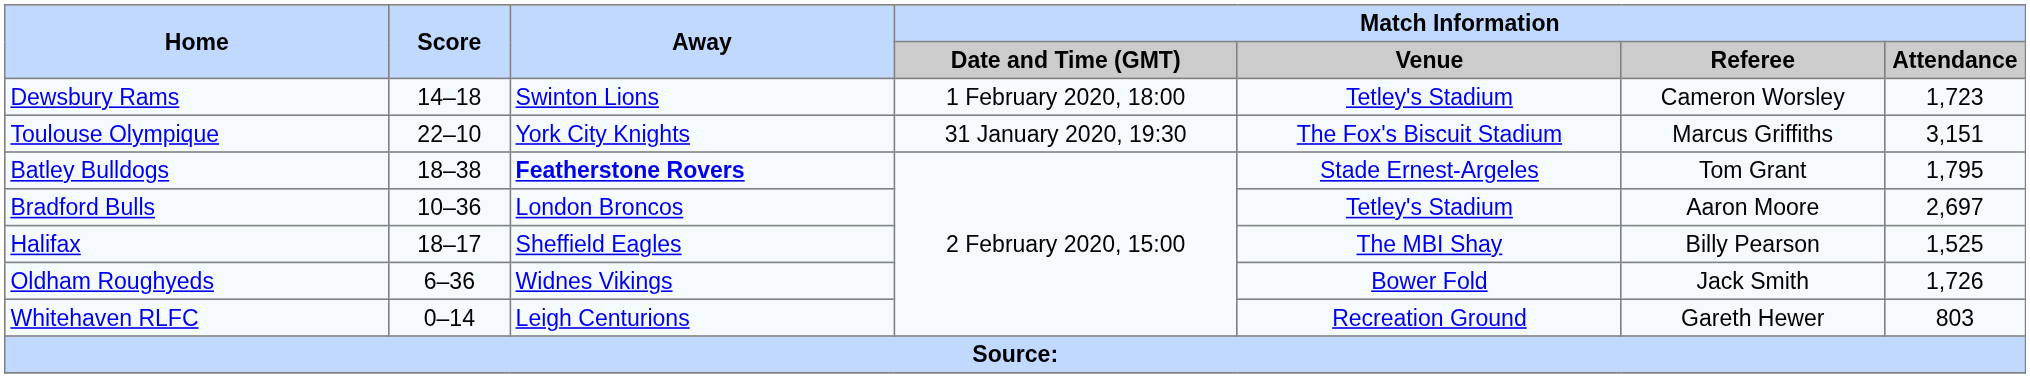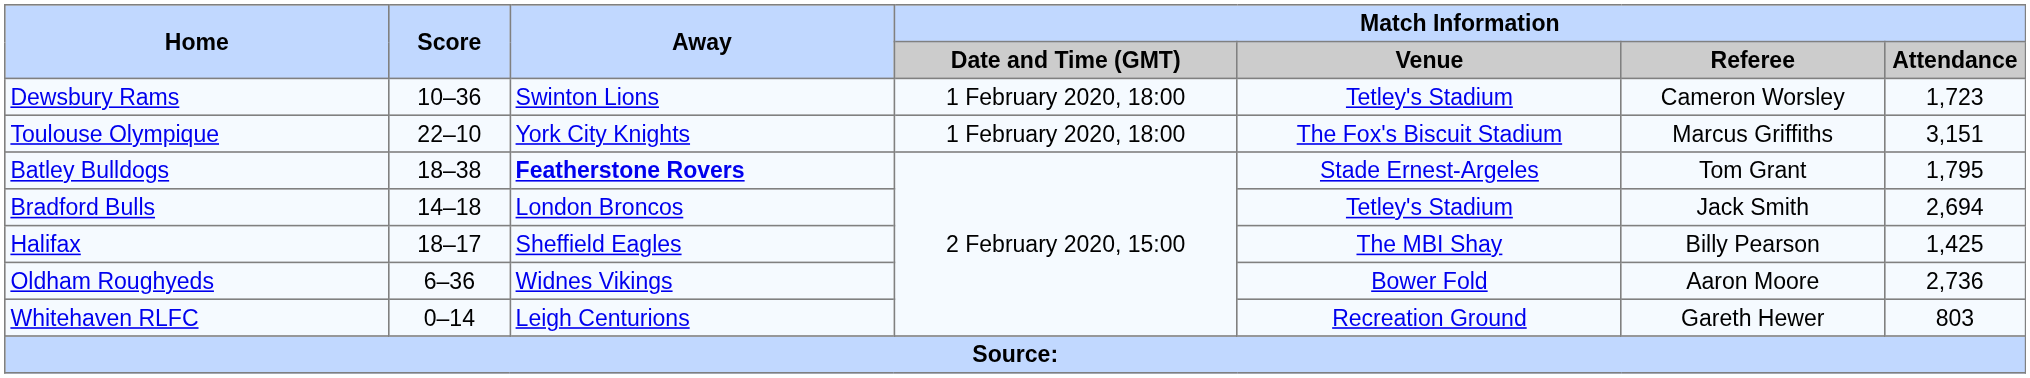(449, 97) 14–18 -> (449, 97) 10–36
(1066, 134) 31 January 2020, 19:30 -> (1066, 134) 1 February 2020, 18:00
(449, 207) 10–36 -> (449, 207) 14–18
(1753, 207) Aaron Moore -> (1753, 207) Jack Smith
(1955, 207) 2,697 -> (1955, 207) 2,694
(1955, 244) 1,525 -> (1955, 244) 1,425
(1753, 281) Jack Smith -> (1753, 281) Aaron Moore
(1955, 281) 1,726 -> (1955, 281) 2,736
